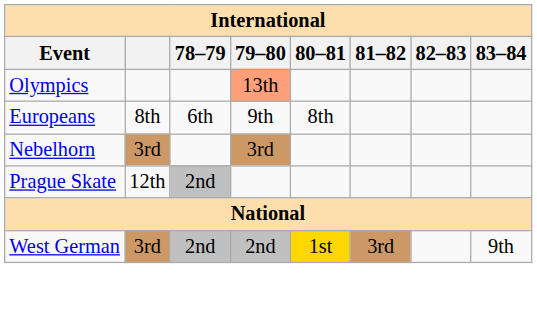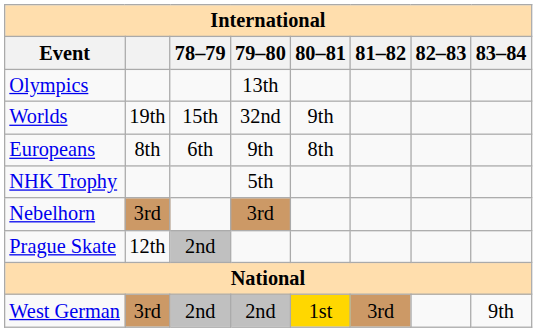(260, 85) lightsalmon background -> (260, 85) no background
+ row: (38, 117)
+ row: (63, 181)
